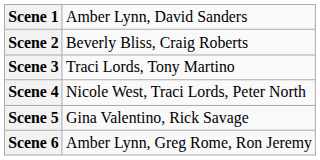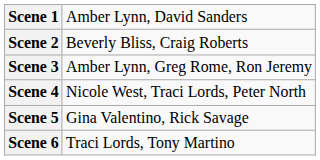(150, 67) Traci Lords, Tony Martino -> (189, 67) Amber Lynn, Greg Rome, Ron Jeremy
(189, 142) Amber Lynn, Greg Rome, Ron Jeremy -> (150, 142) Traci Lords, Tony Martino
